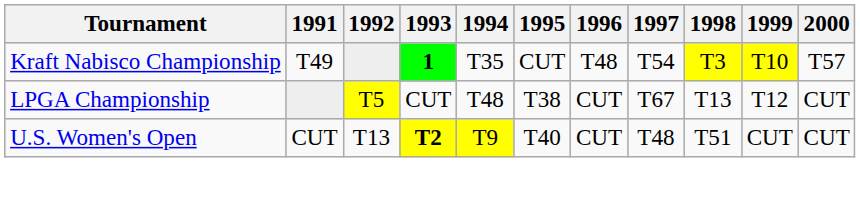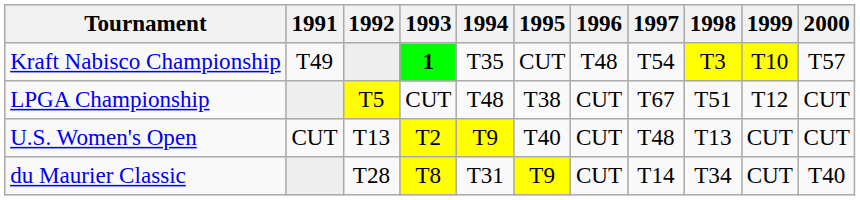(713, 99) T13 -> (713, 99) T51
(428, 138) bold -> (428, 138) normal
(713, 138) T51 -> (713, 138) T13
+ row: (98, 176)
